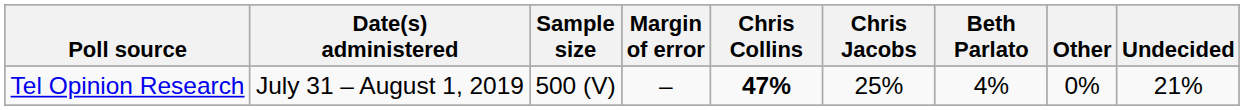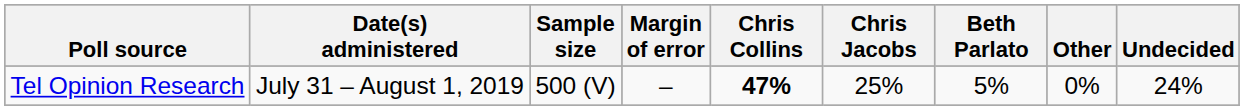(991, 86) 4% -> (991, 86) 5%
(1178, 86) 21% -> (1178, 86) 24%
